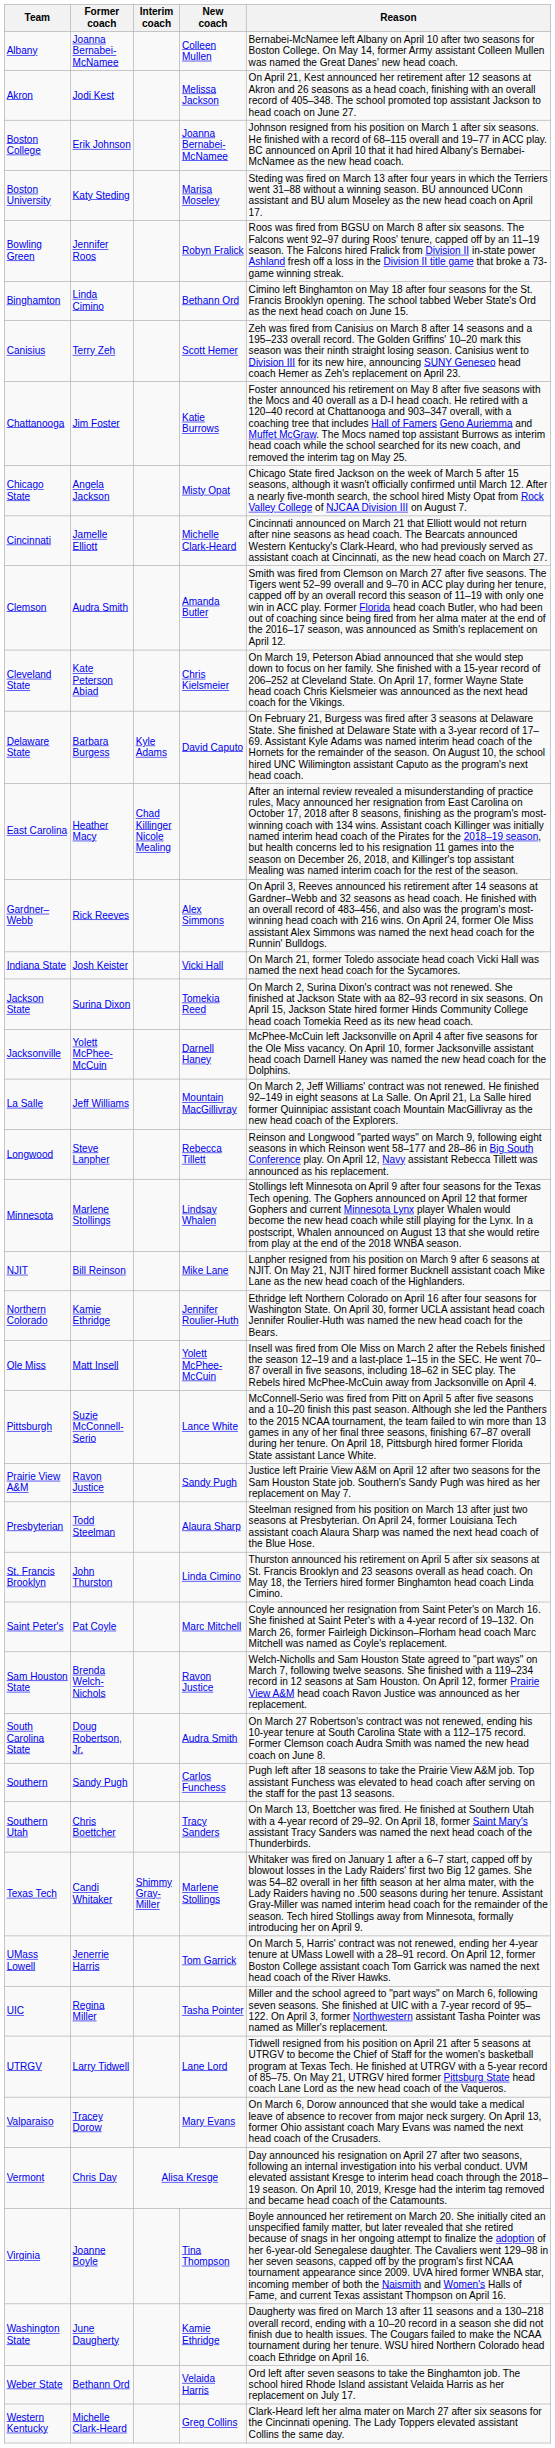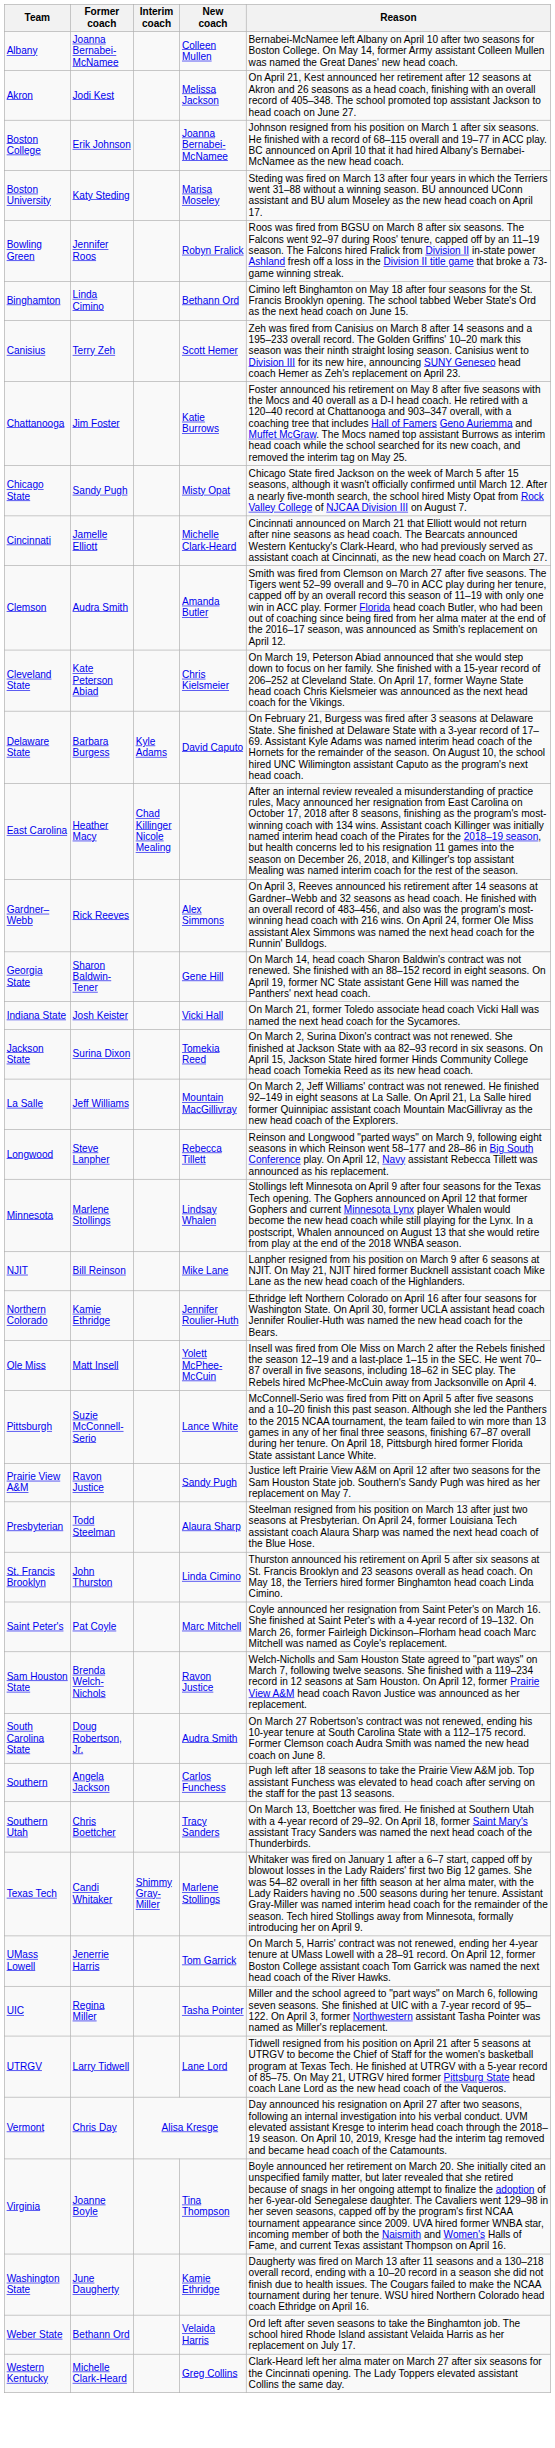(91, 490) Angela Jackson -> (100, 490) Sandy Pugh
+ row: (25, 977)
- row: (34, 1054)
(100, 1782) Sandy Pugh -> (91, 1782) Angela Jackson
- row: (30, 2122)
